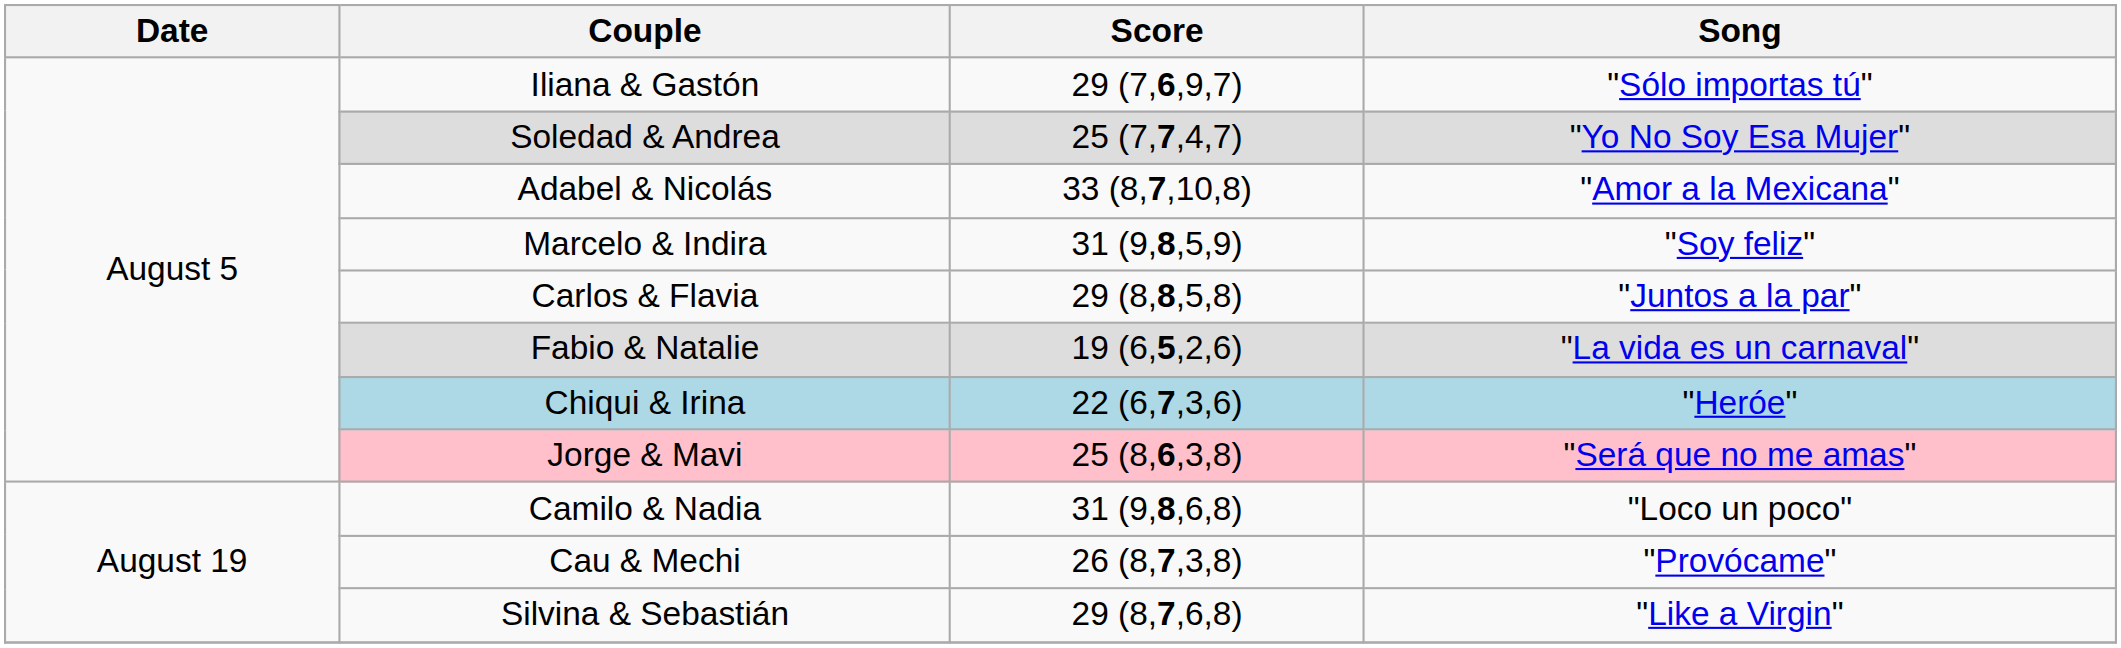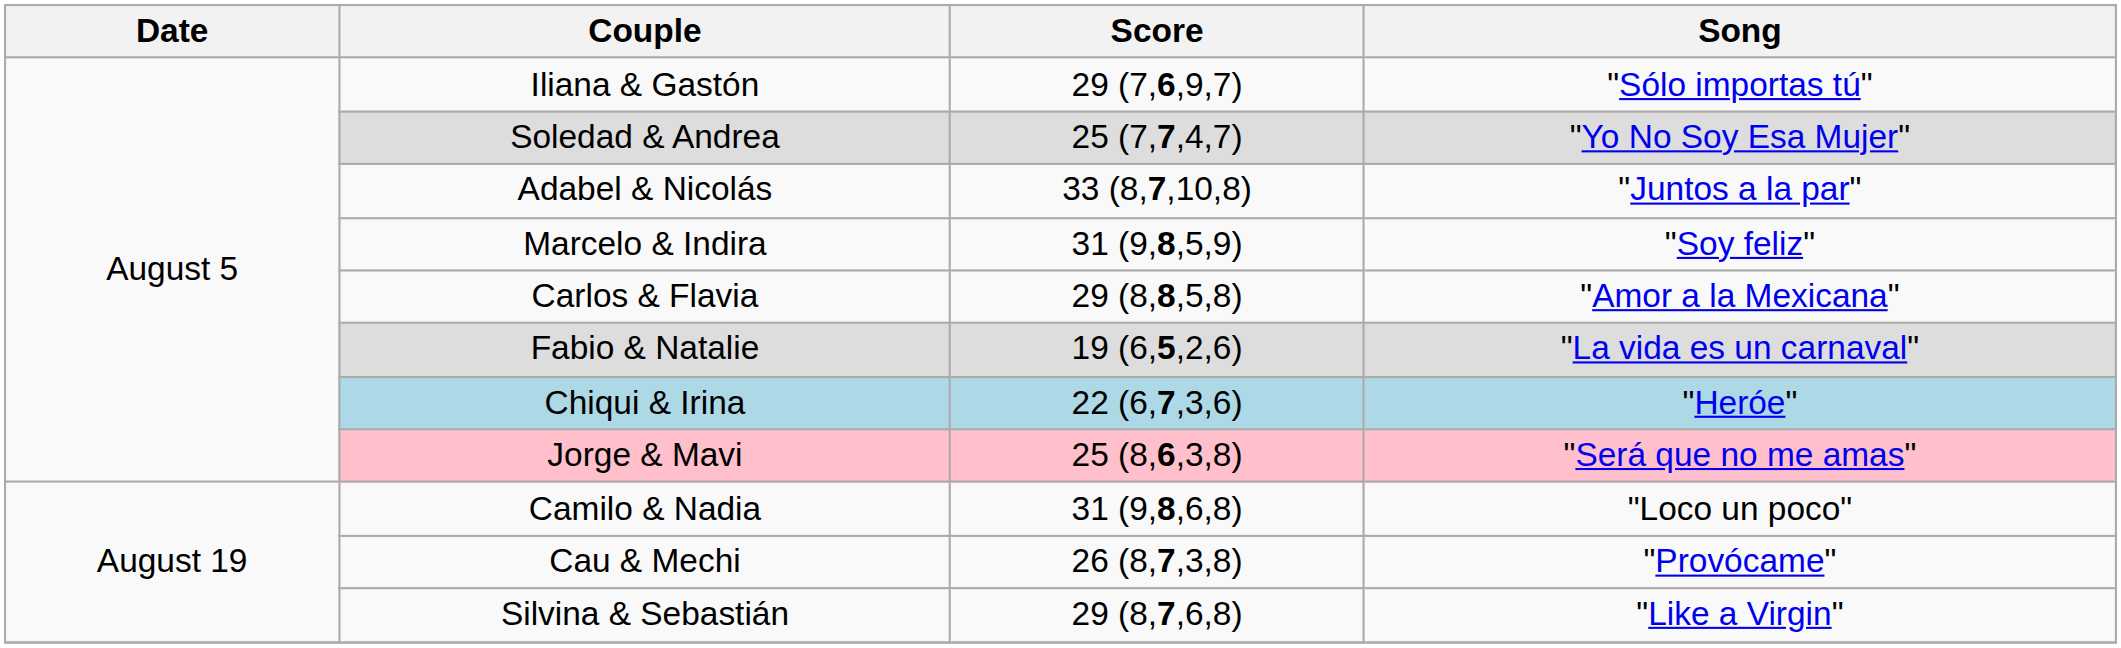(1740, 190) "Amor a la Mexicana" -> (1740, 190) "Juntos a la par"
(1740, 296) "Juntos a la par" -> (1740, 296) "Amor a la Mexicana"
